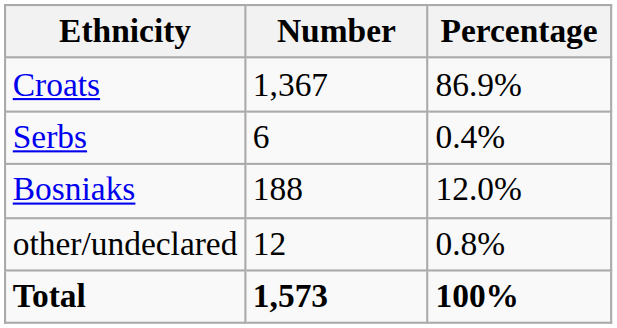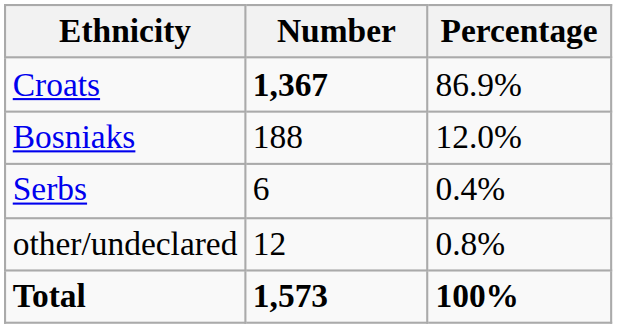(290, 84) normal -> (290, 84) bold
rows swapped: (74, 190) <-> (50, 137)
